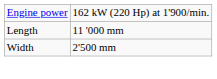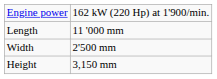+ row: (22, 64)
